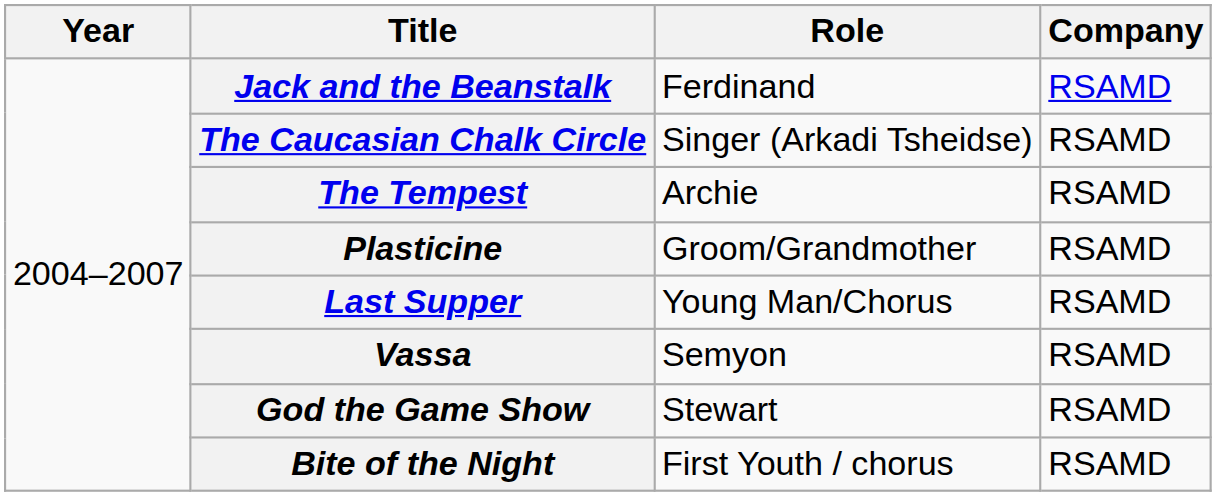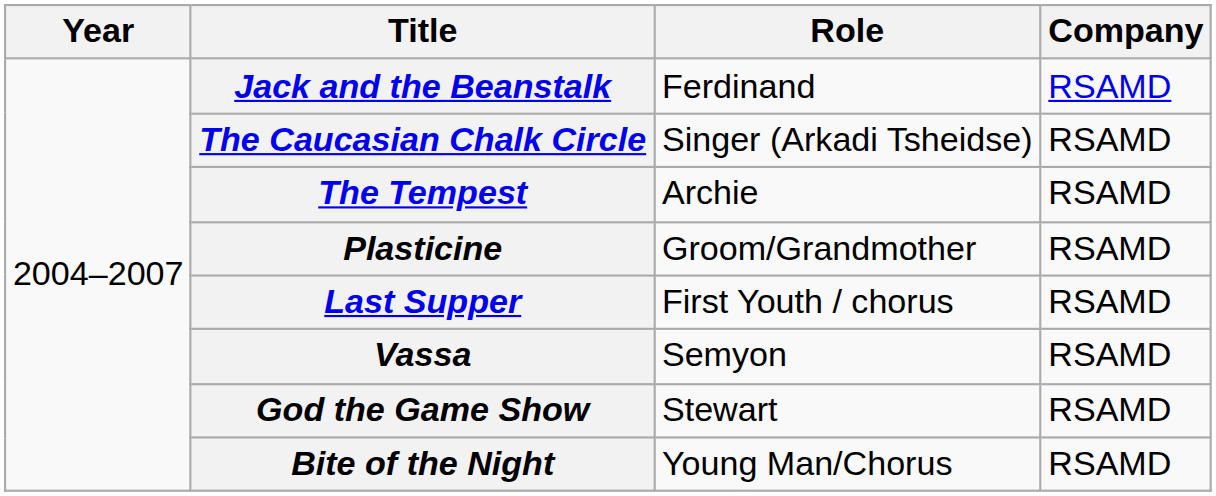(807, 301) Young Man/Chorus -> (808, 301) First Youth / chorus
(808, 463) First Youth / chorus -> (807, 463) Young Man/Chorus
